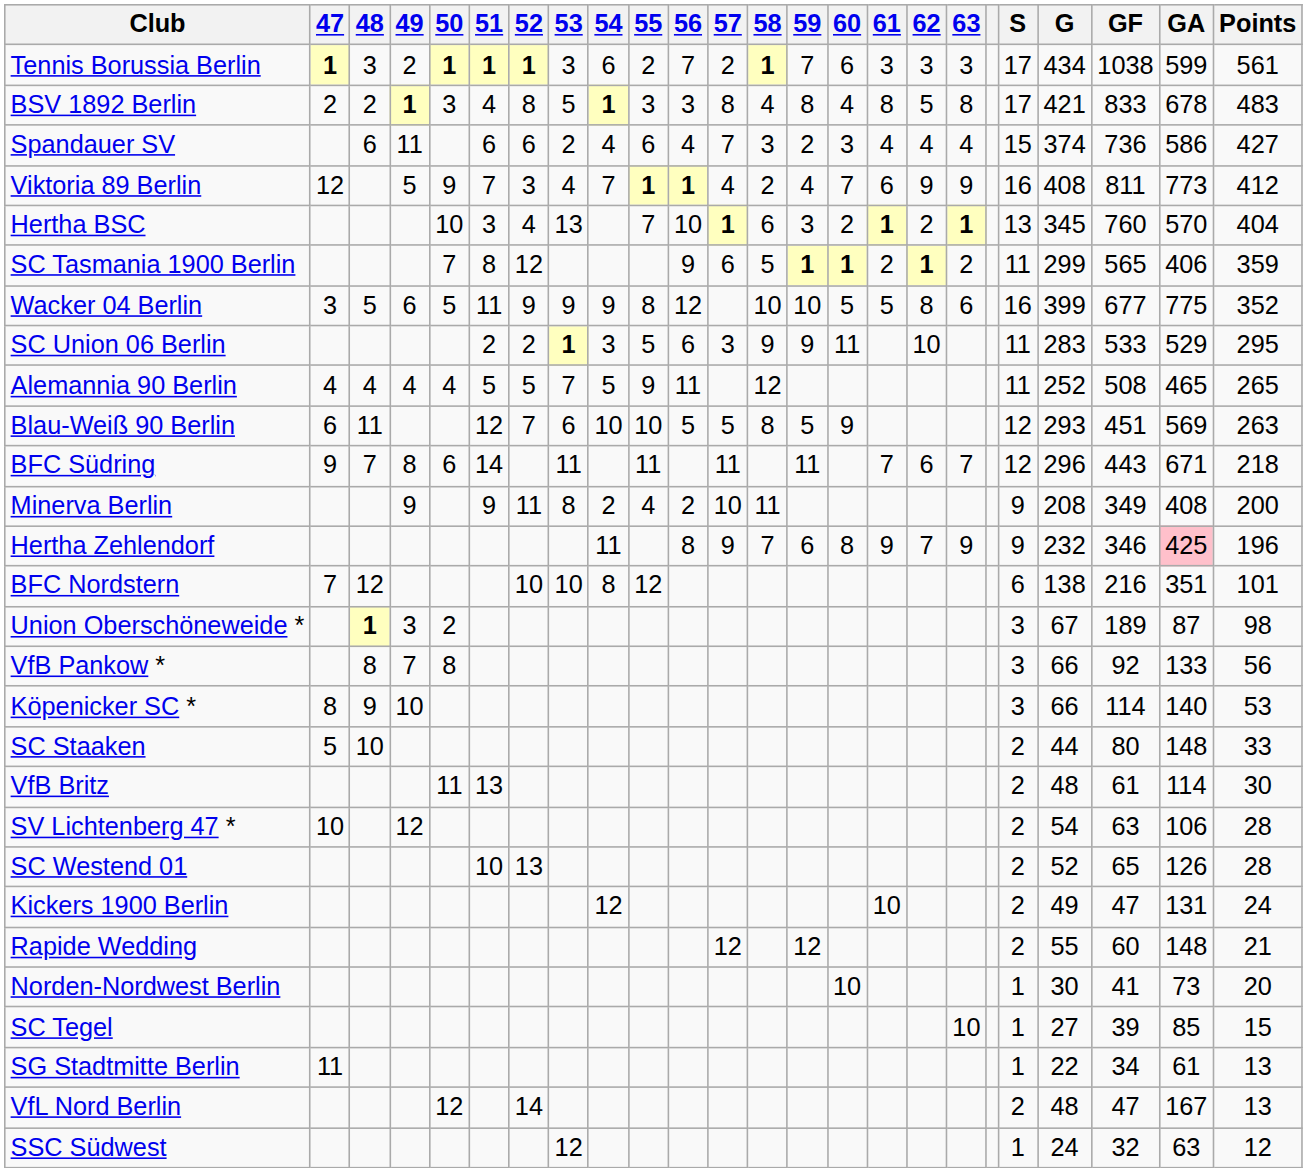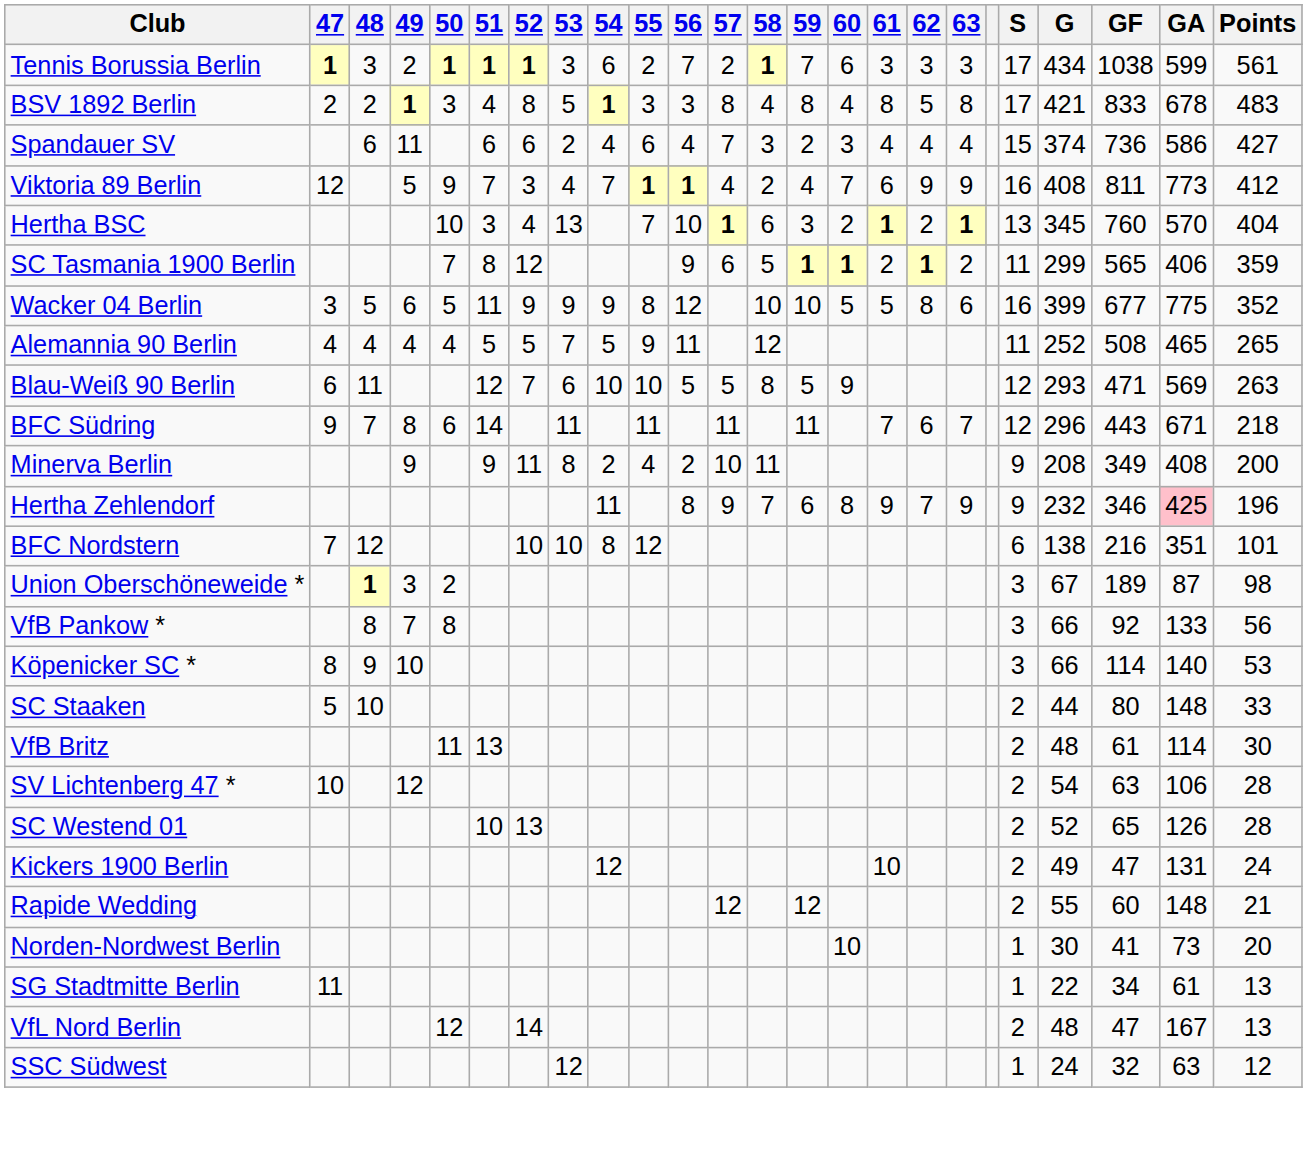- row: (118, 345)
(1125, 425) 451 -> (1125, 385) 471
- row: (62, 1026)
